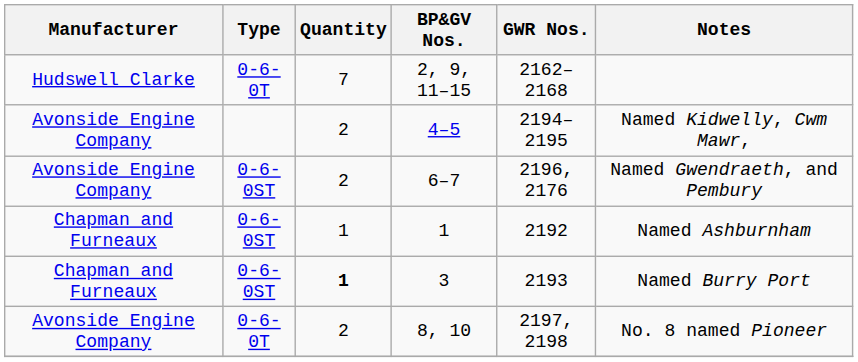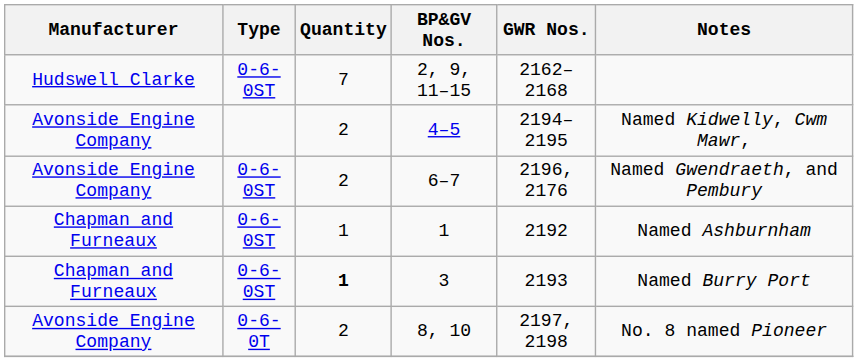(259, 80) 0-6-0T -> (259, 80) 0-6-0ST
